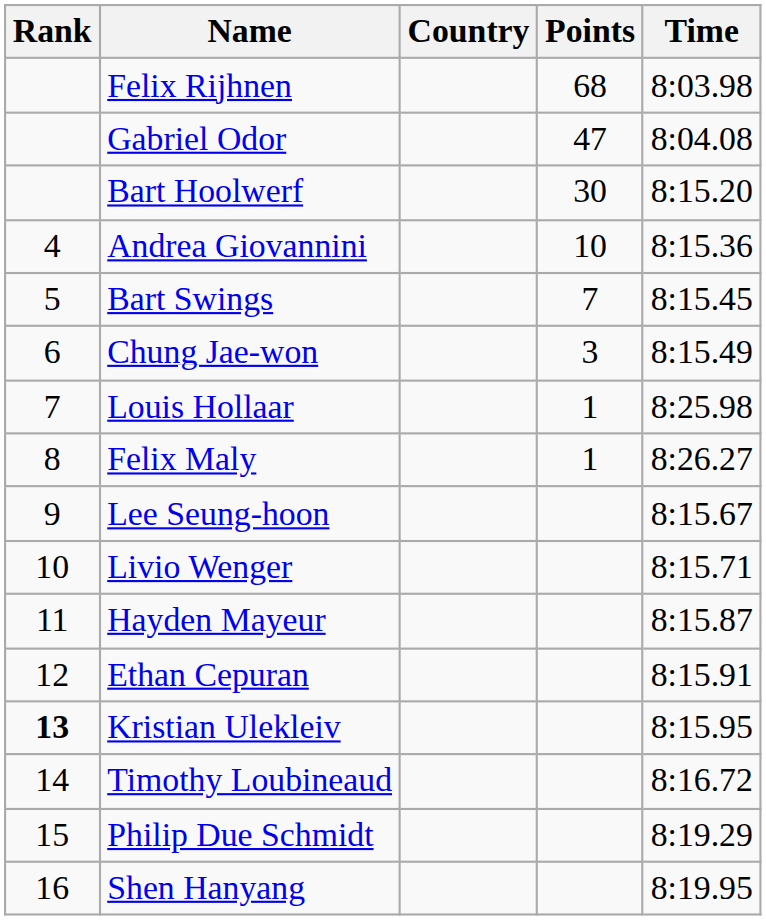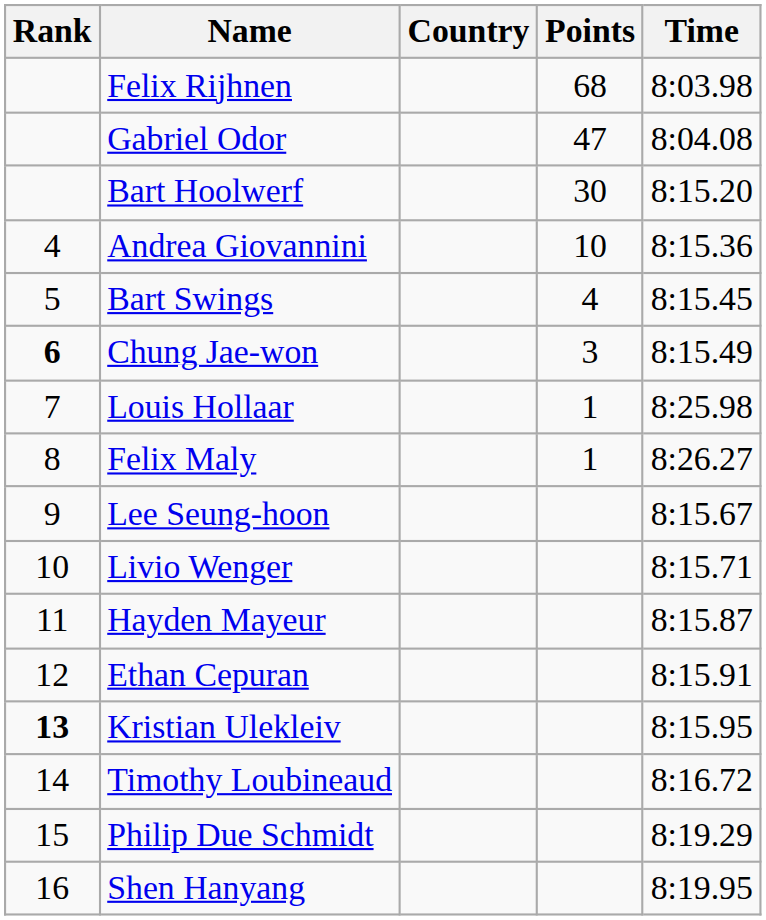(590, 298) 7 -> (590, 298) 4
(52, 352) normal -> (52, 352) bold
